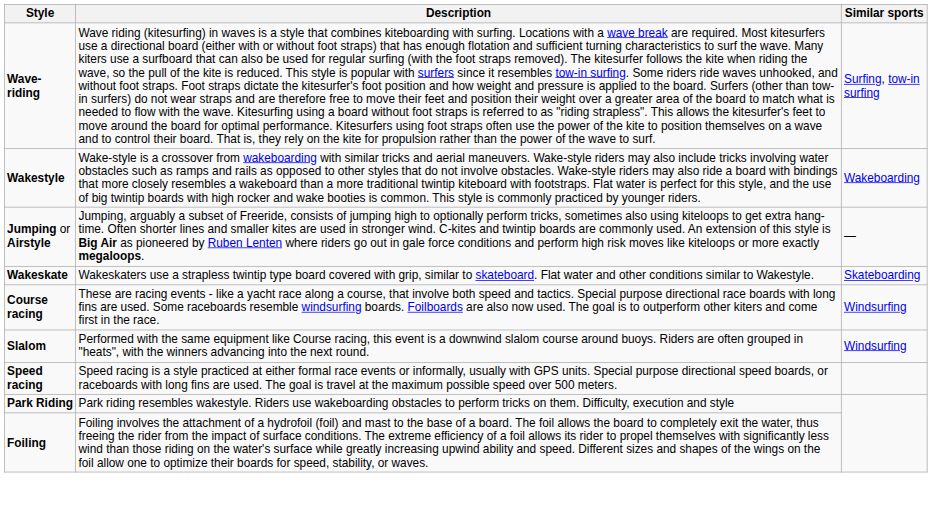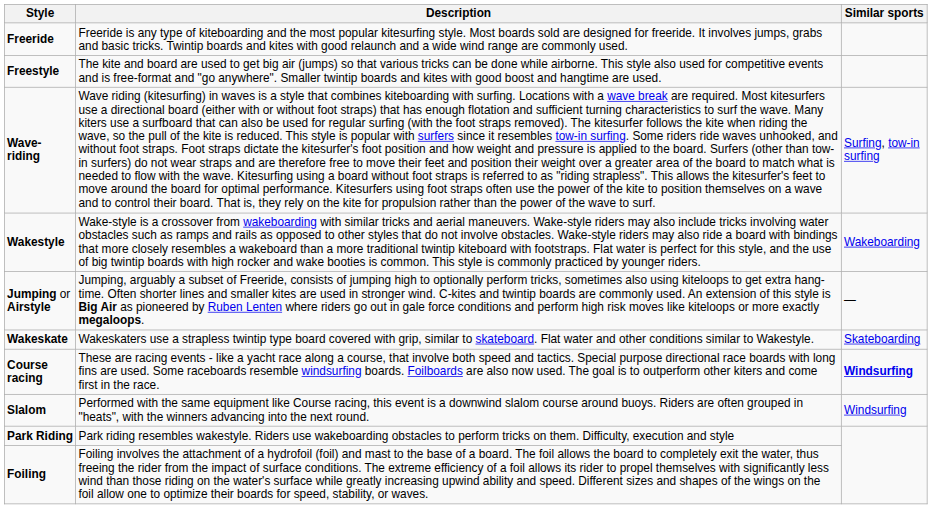+ row: (30, 39)
+ row: (33, 71)
(875, 307) normal -> (879, 371) bold
- row: (25, 378)
